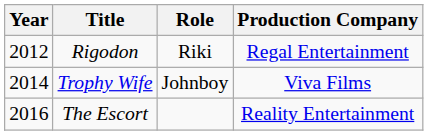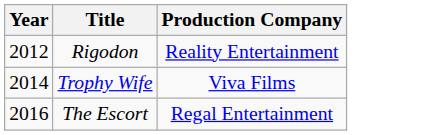- column: (195, 20)
(328, 51) Regal Entertainment -> (252, 51) Reality Entertainment
(328, 113) Reality Entertainment -> (252, 113) Regal Entertainment
